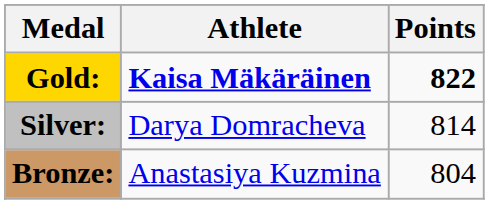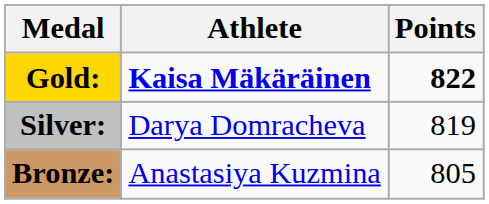(453, 125) 814 -> (453, 125) 819
(453, 173) 804 -> (453, 173) 805
